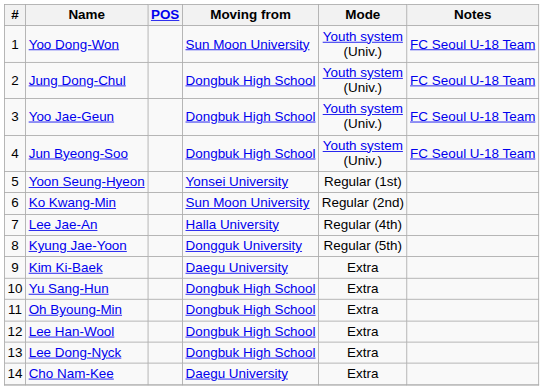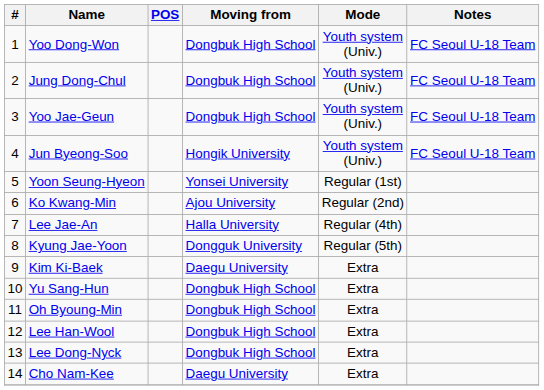(248, 44) Sun Moon University -> (251, 44) Dongbuk High School
(251, 153) Dongbuk High School -> (238, 153) Hongik University
(248, 203) Sun Moon University -> (230, 203) Ajou University
